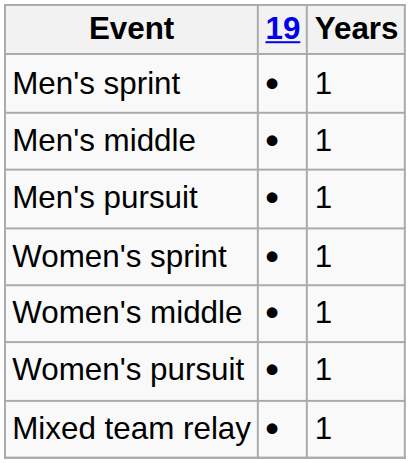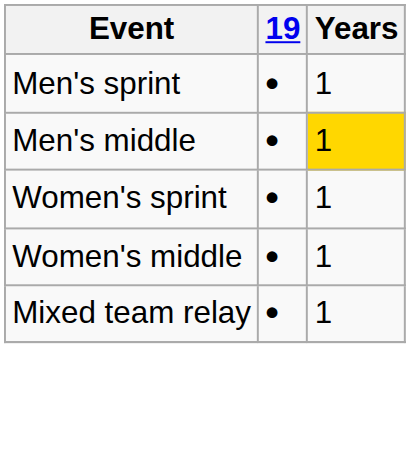(324, 140) no background -> (324, 140) gold background
- row: (105, 198)
- row: (128, 370)
